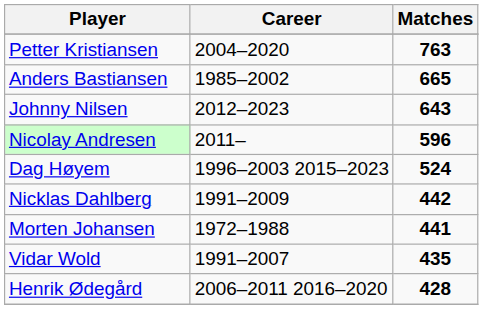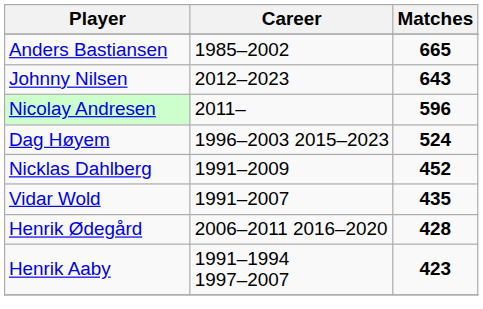- row: (83, 49)
(435, 199) 442 -> (435, 169) 452
- row: (82, 229)
+ row: (60, 269)
